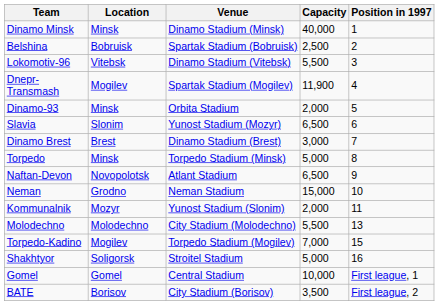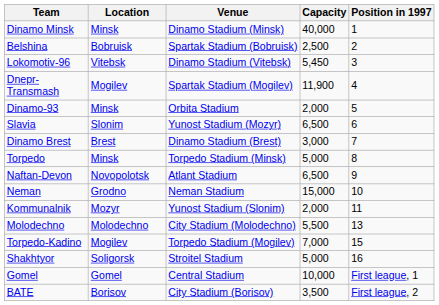(316, 63) 5,500 -> (316, 63) 5,450
